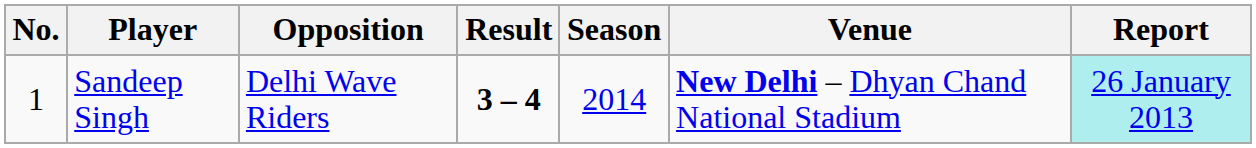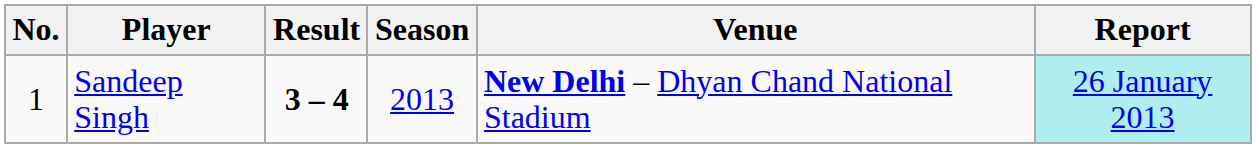- column: (348, 29)
(614, 98) 2014 -> (422, 98) 2013
